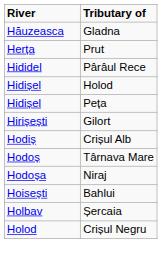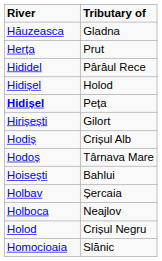(24, 103) normal -> (26, 103) bold
- row: (95, 175)
+ row: (102, 211)
+ row: (99, 247)
